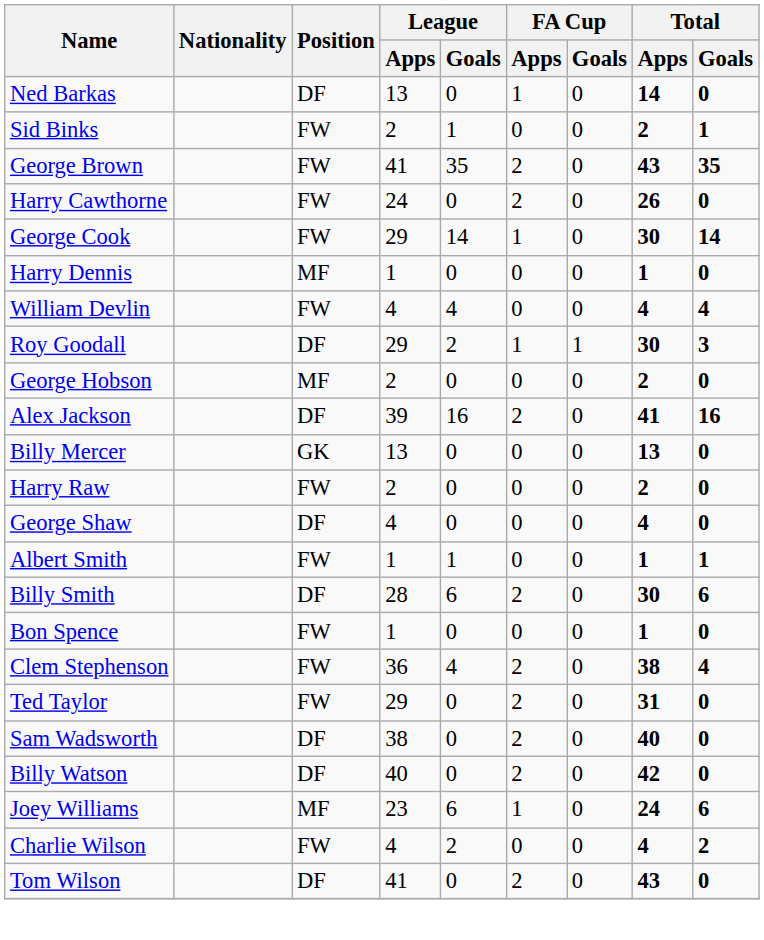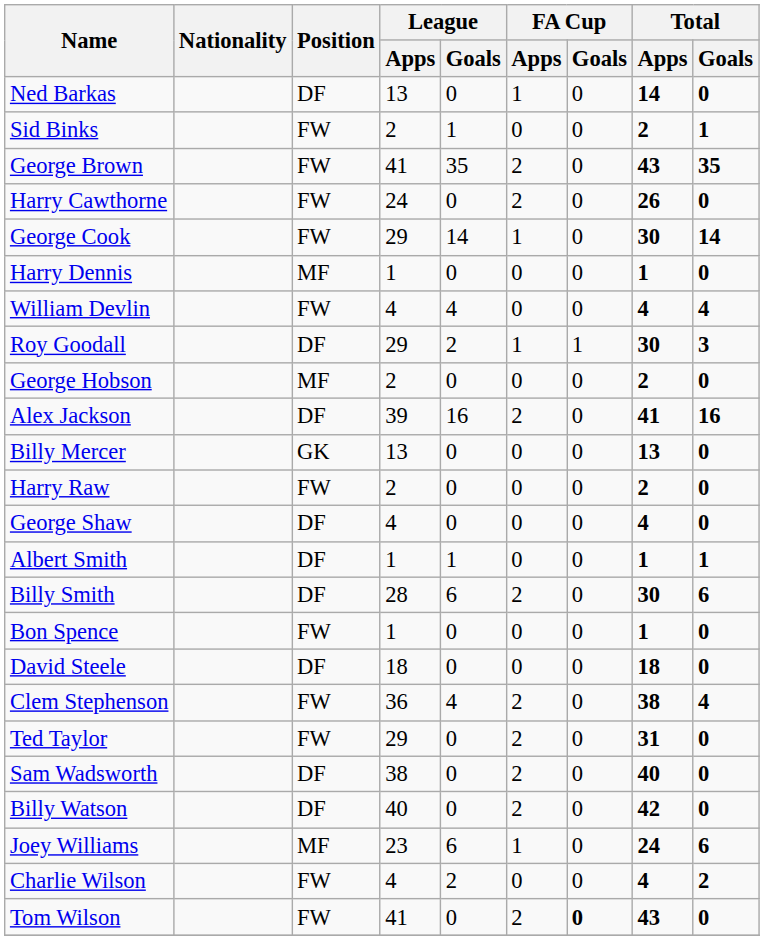(314, 559) FW -> (311, 559) DF
+ row: (68, 666)
(311, 881) DF -> (314, 916) FW
(577, 881) normal -> (577, 916) bold
